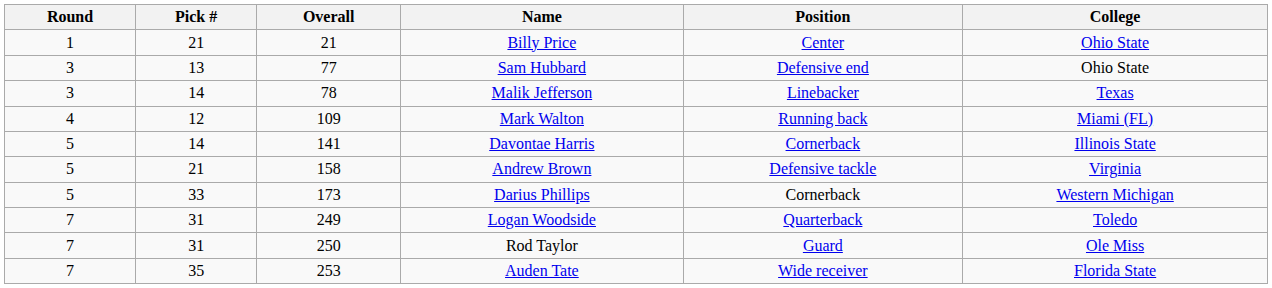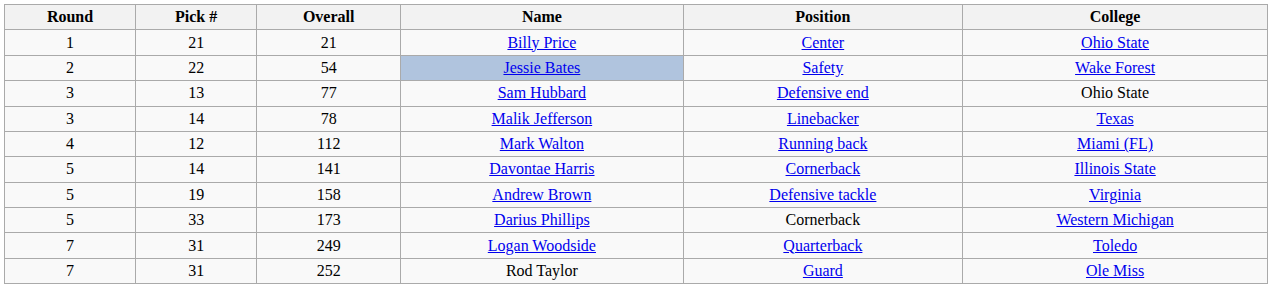+ row: (542, 67)
(329, 118) 109 -> (329, 144) 112
(196, 169) 21 -> (196, 194) 19
(329, 245) 250 -> (329, 270) 252
- row: (542, 270)
